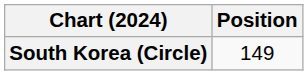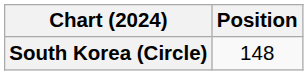(257, 53) 149 -> (257, 53) 148
